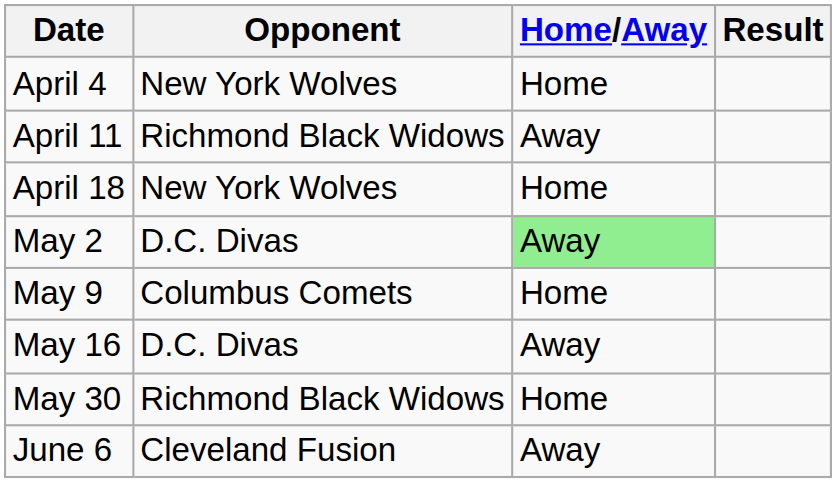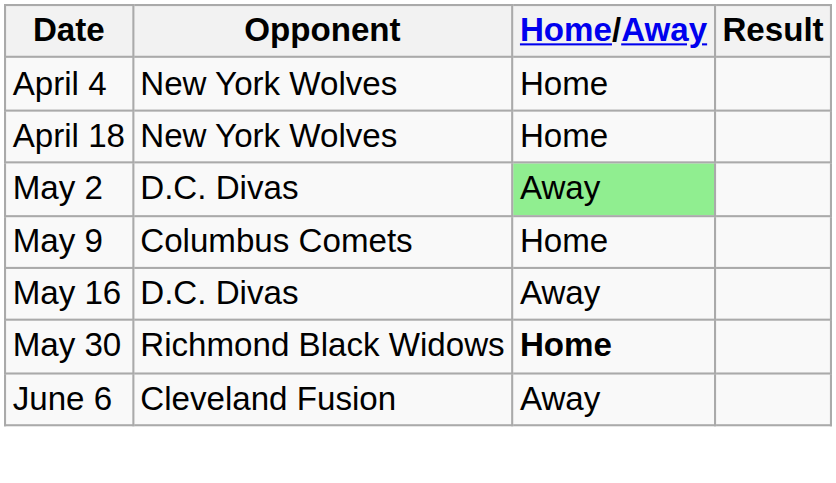- row: (68, 135)
(564, 398) normal -> (566, 345) bold
